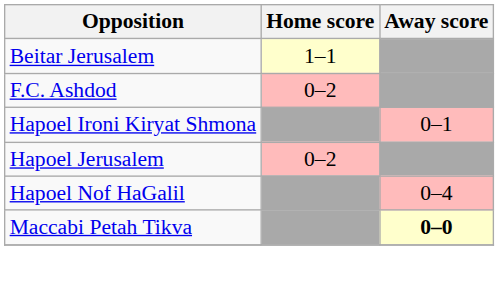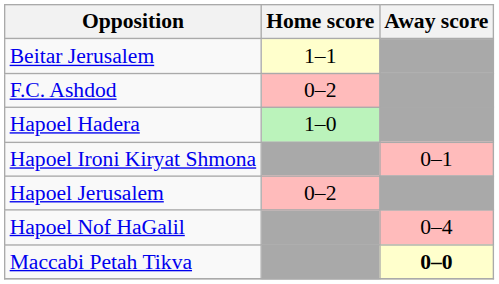+ row: (75, 124)
